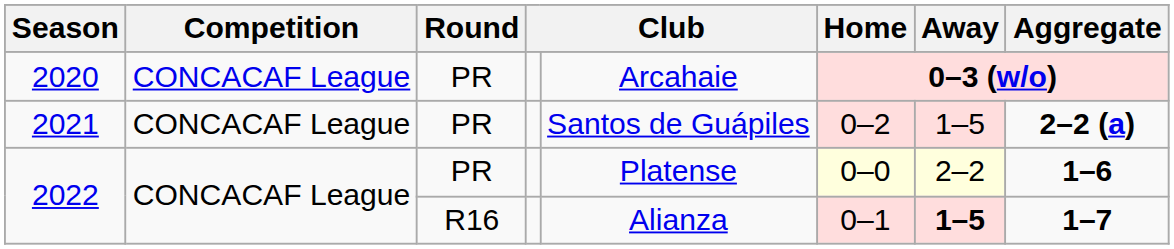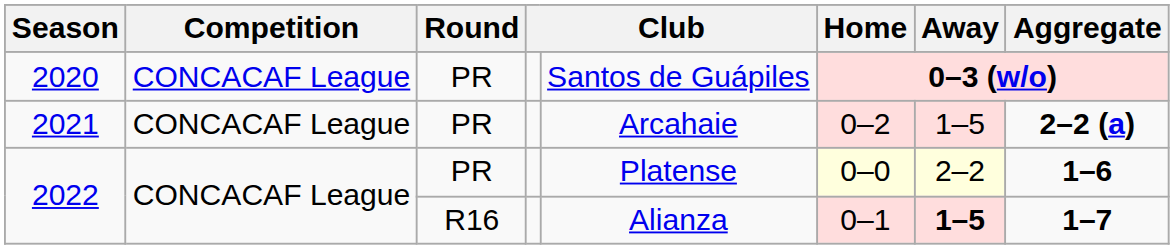(678, 76) Arcahaie -> (678, 76) Santos de Guápiles
(678, 123) Santos de Guápiles -> (678, 123) Arcahaie
